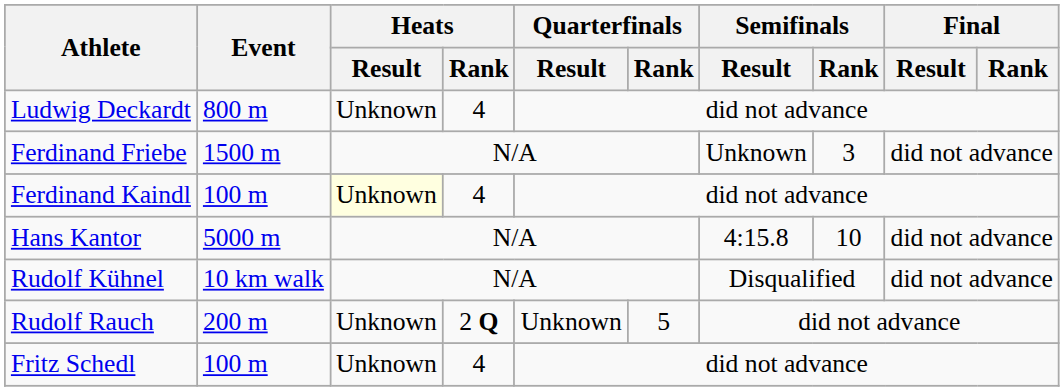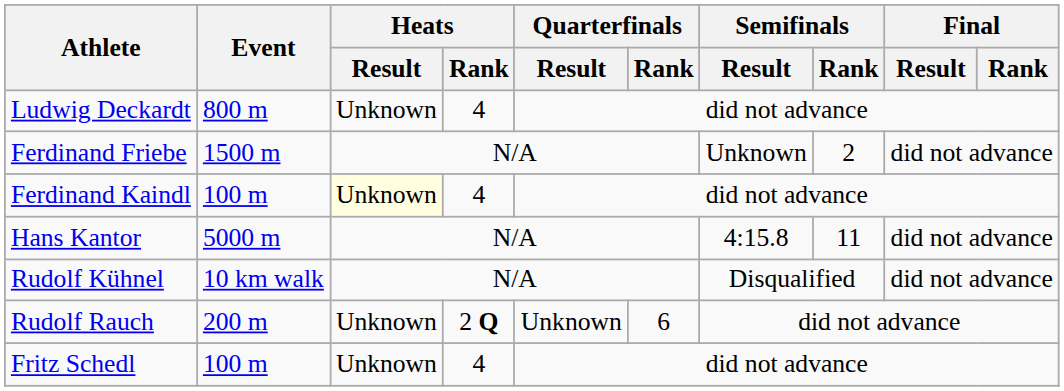(849, 152) 3 -> (849, 152) 2
(849, 237) 10 -> (849, 237) 11
(664, 321) 5 -> (664, 321) 6
